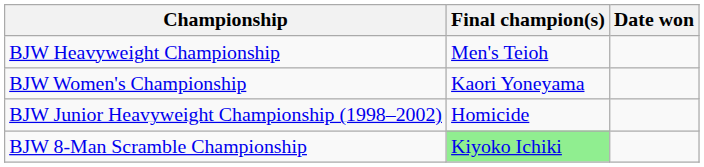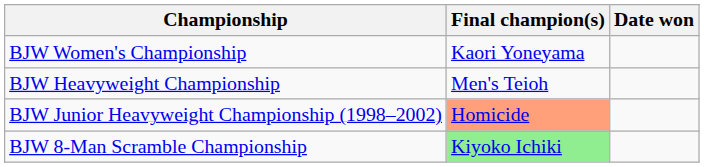rows swapped: (145, 51) <-> (128, 83)
(490, 114) no background -> (490, 114) lightsalmon background
